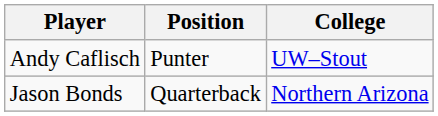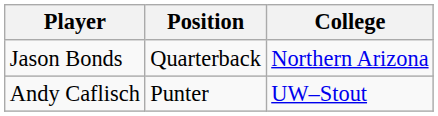rows swapped: (66, 93) <-> (75, 57)
